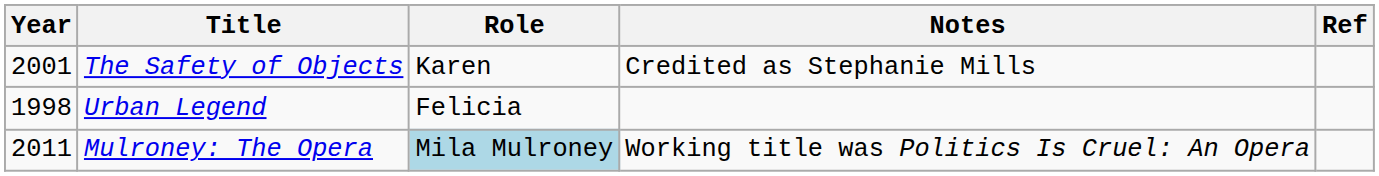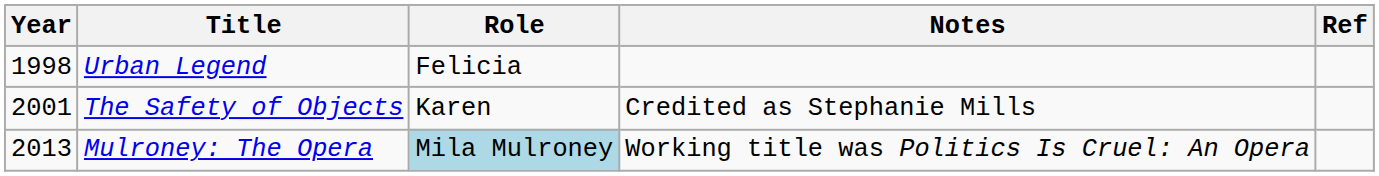rows swapped: (175, 108) <-> (244, 67)
(41, 150) 2011 -> (41, 150) 2013
